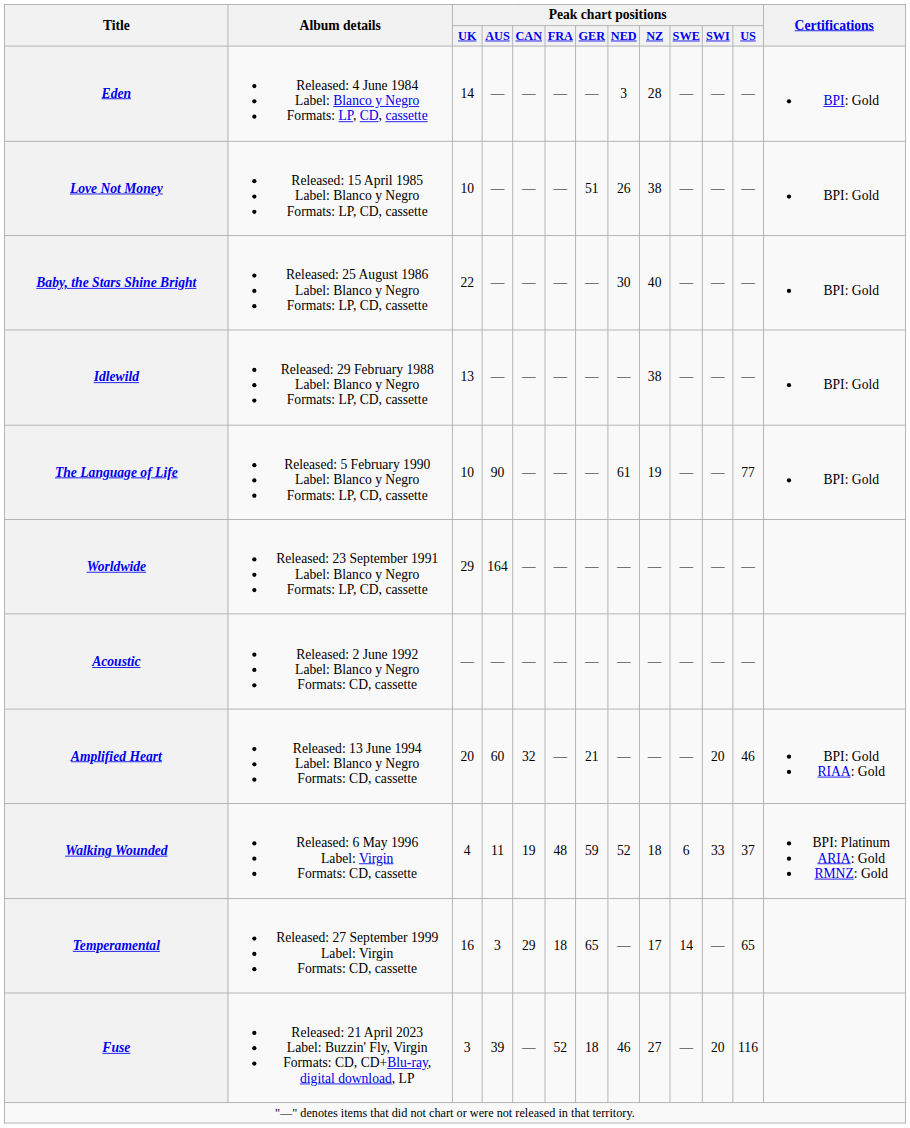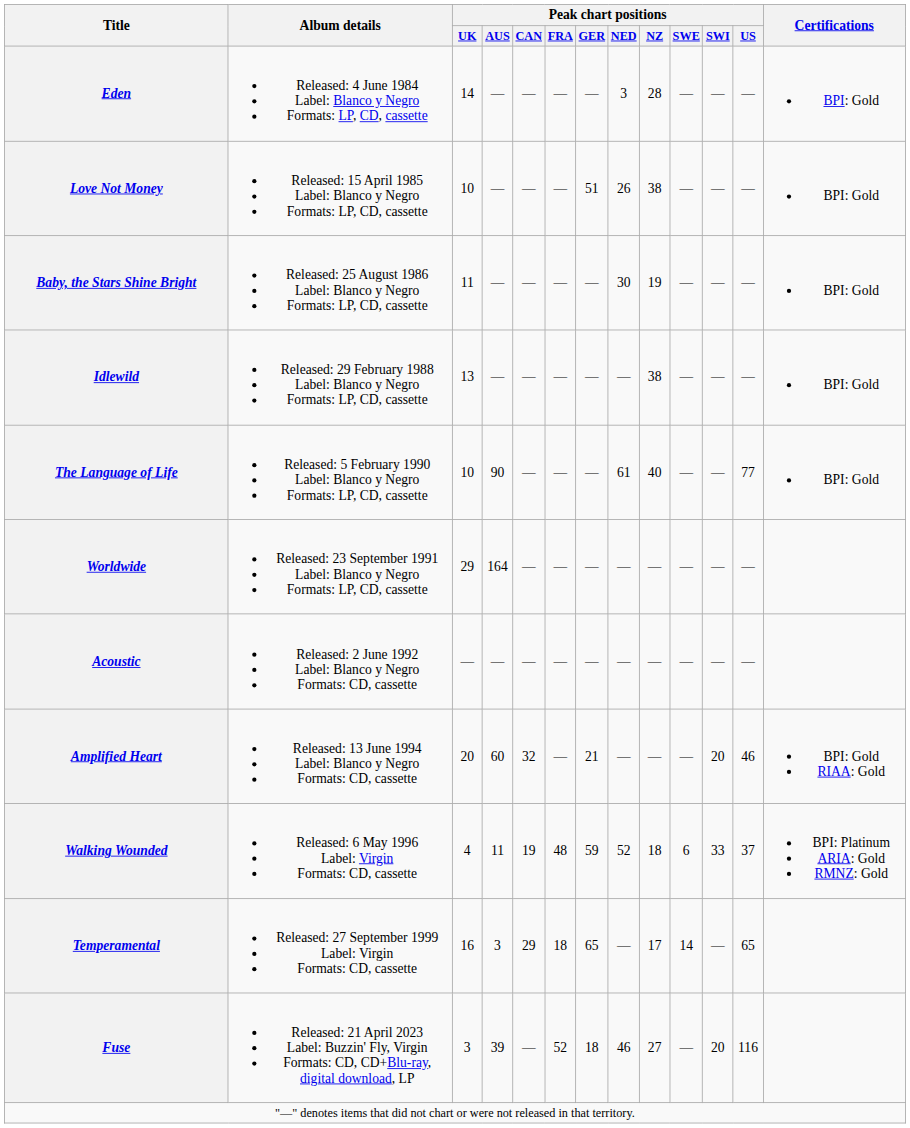(467, 282) 22 -> (467, 282) 11
(655, 282) 40 -> (655, 282) 19
(655, 472) 19 -> (655, 472) 40
